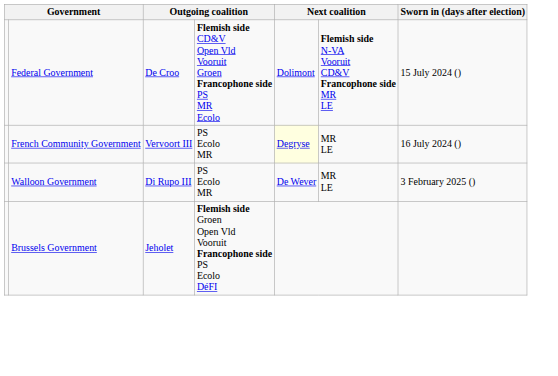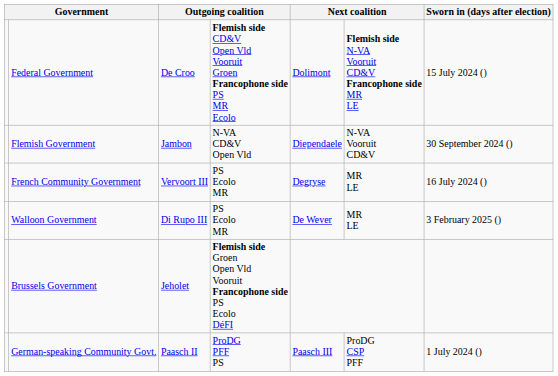+ row: (53, 144)
(293, 144) lightyellow background -> (309, 182) no background
+ row: (84, 352)
